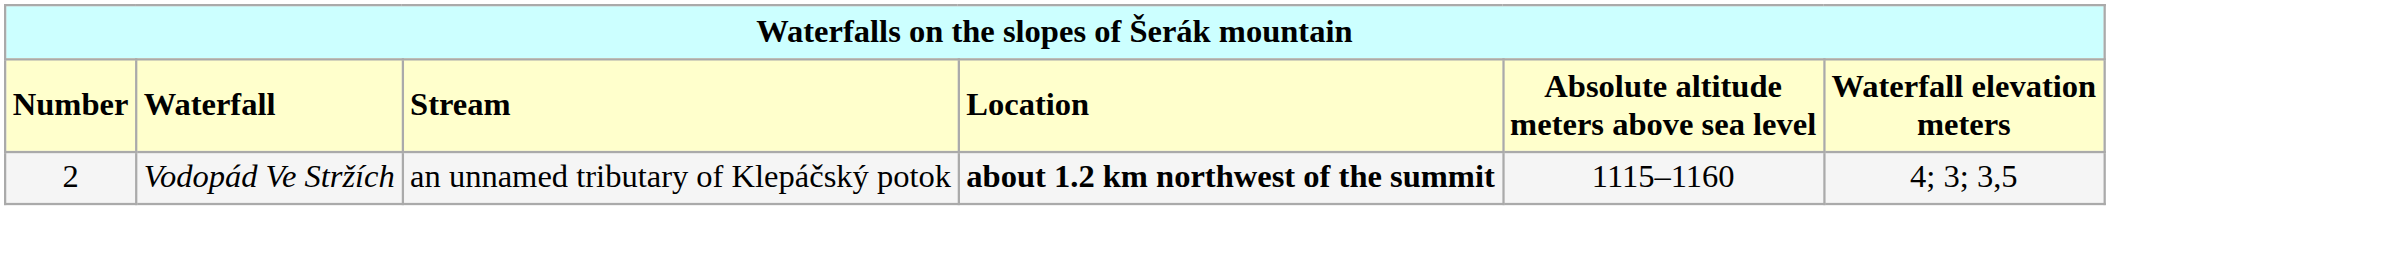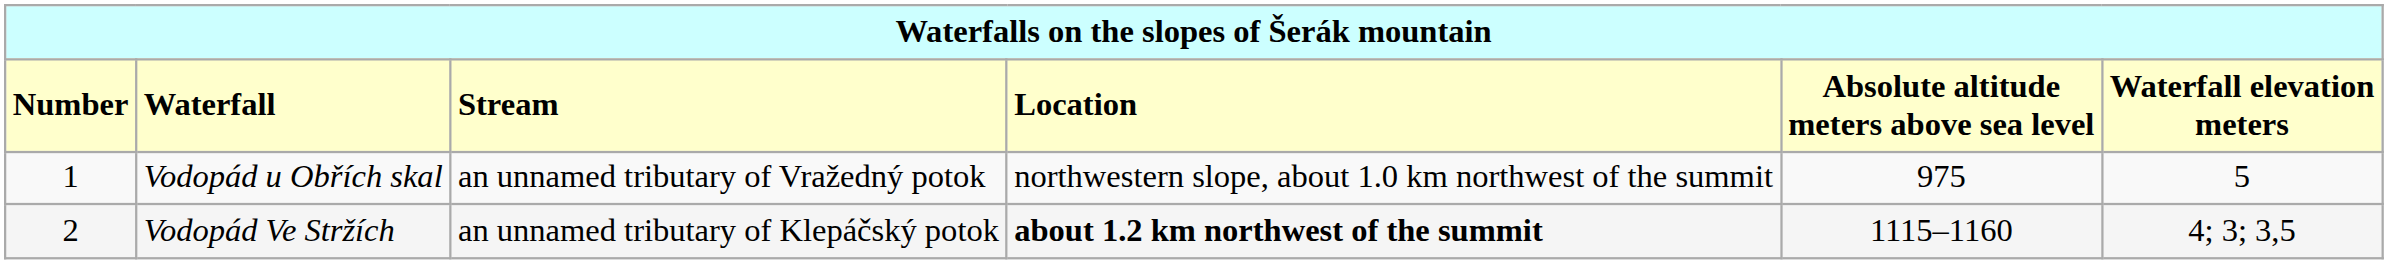+ row: (293, 177)
